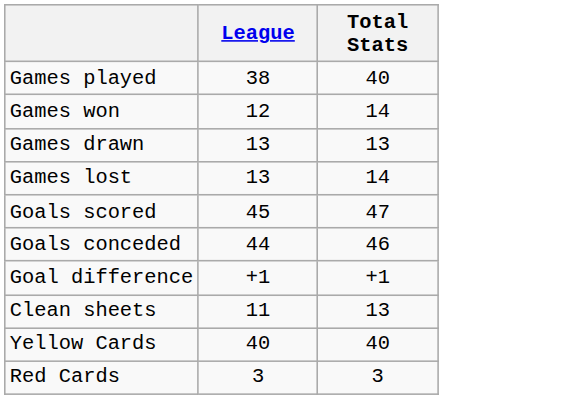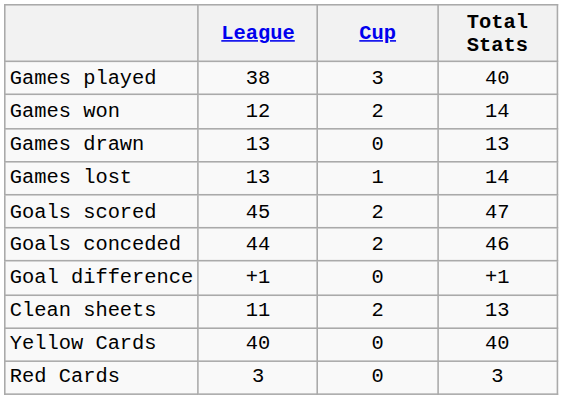+ column: (378, 33)
